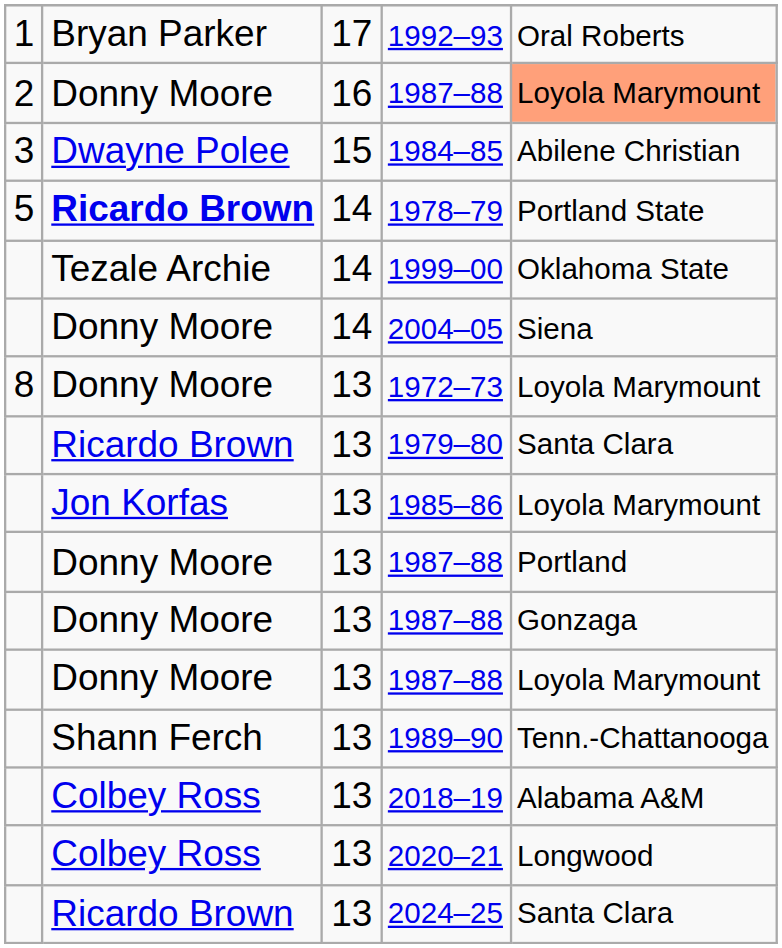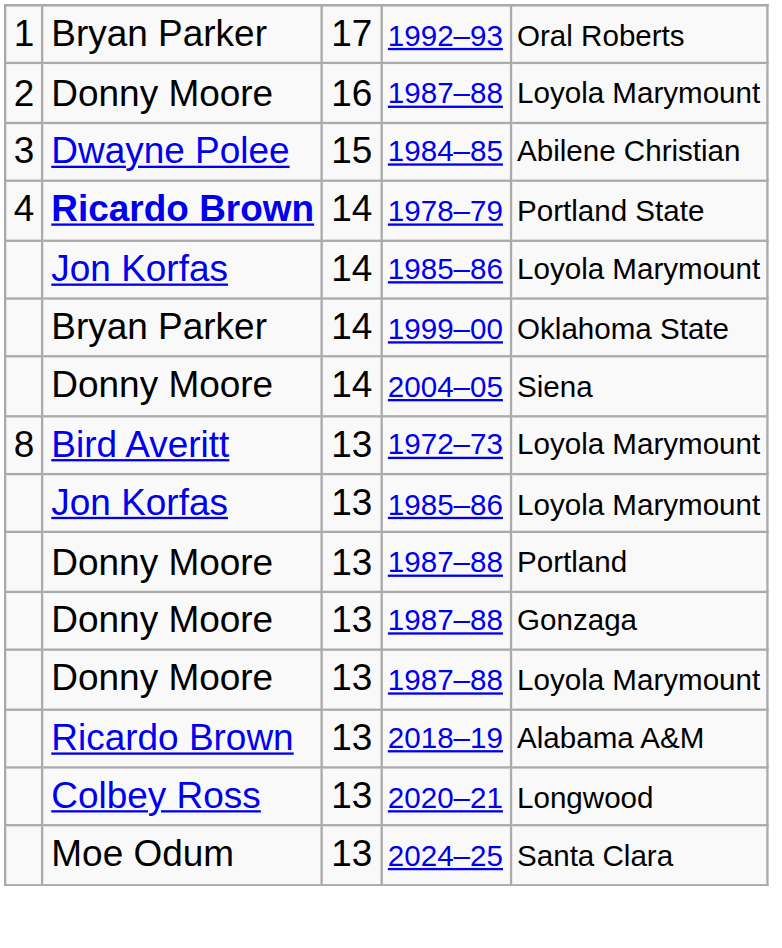(639, 93) lightsalmon background -> (639, 93) no background
(24, 209) 5 -> (24, 209) 4
+ row: (352, 268)
(161, 268) Tezale Archie -> (159, 326) Bryan Parker
(162, 385) Donny Moore -> (140, 444) Bird Averitt
- row: (352, 444)
- row: (352, 737)
(156, 795) Colbey Ross -> (172, 737) Ricardo Brown
(172, 913) Ricardo Brown -> (143, 854) Moe Odum
